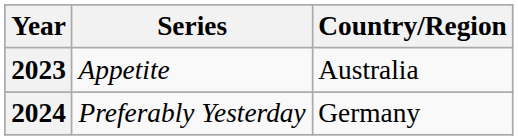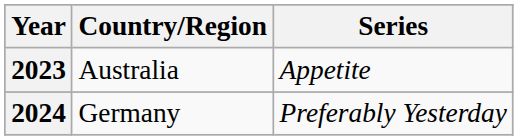columns swapped: (192, 26) <-> (413, 26)
